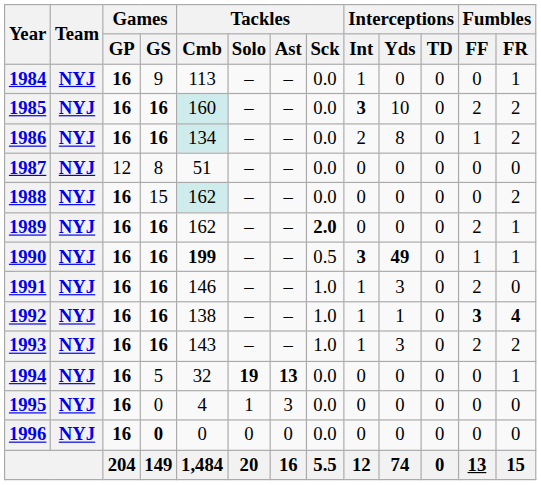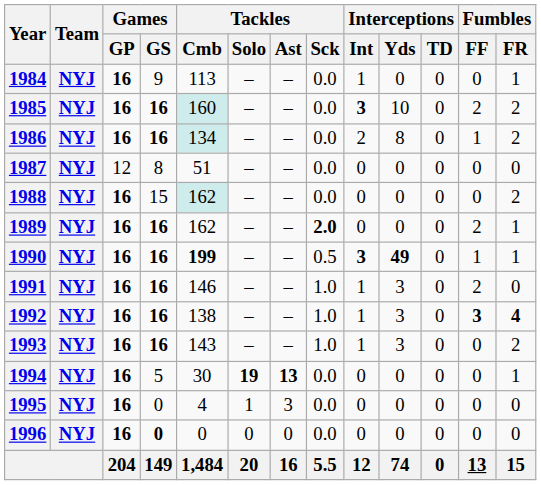(400, 316) 1 -> (400, 316) 3
(477, 345) 2 -> (477, 345) 0
(202, 375) 32 -> (202, 375) 30
